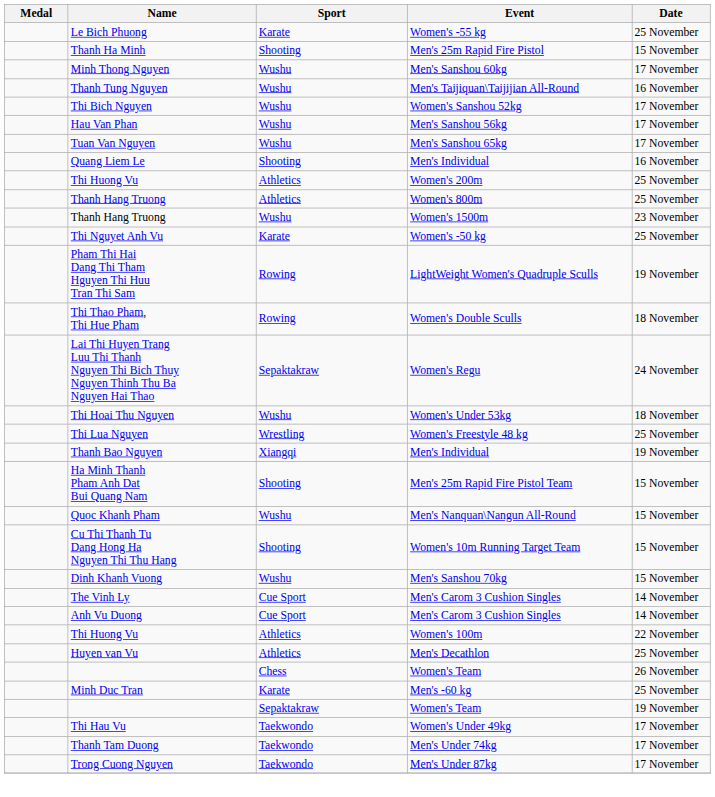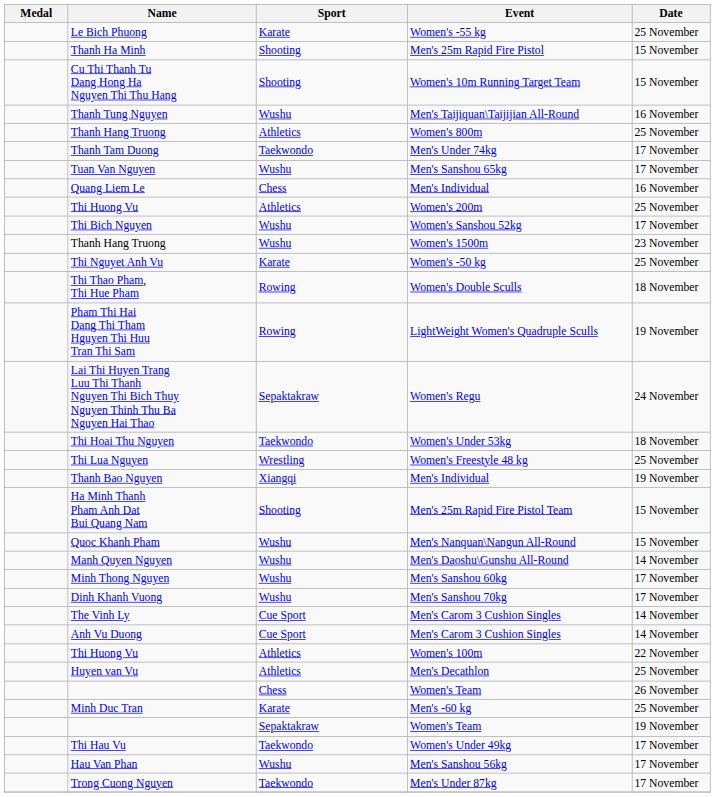rows swapped: (124, 547) <-> (120, 69)
rows swapped: (111, 106) <-> (118, 198)
rows swapped: (104, 124) <-> (115, 745)
(280, 161) Shooting -> (273, 188) Chess
rows swapped: (110, 274) <-> (109, 319)
(275, 415) Wushu -> (286, 441) Taekwondo
+ row: (121, 560)
(666, 578) 15 November -> (666, 597) 17 November
